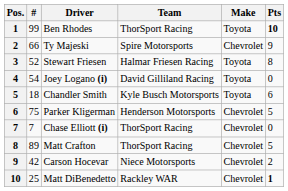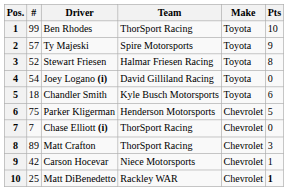(273, 29) bold -> (273, 29) normal
(34, 46) 66 -> (34, 46) 57
(243, 46) Chevrolet -> (237, 46) Toyota
(270, 145) 5 -> (270, 145) 3
(270, 161) 2 -> (270, 161) 1
